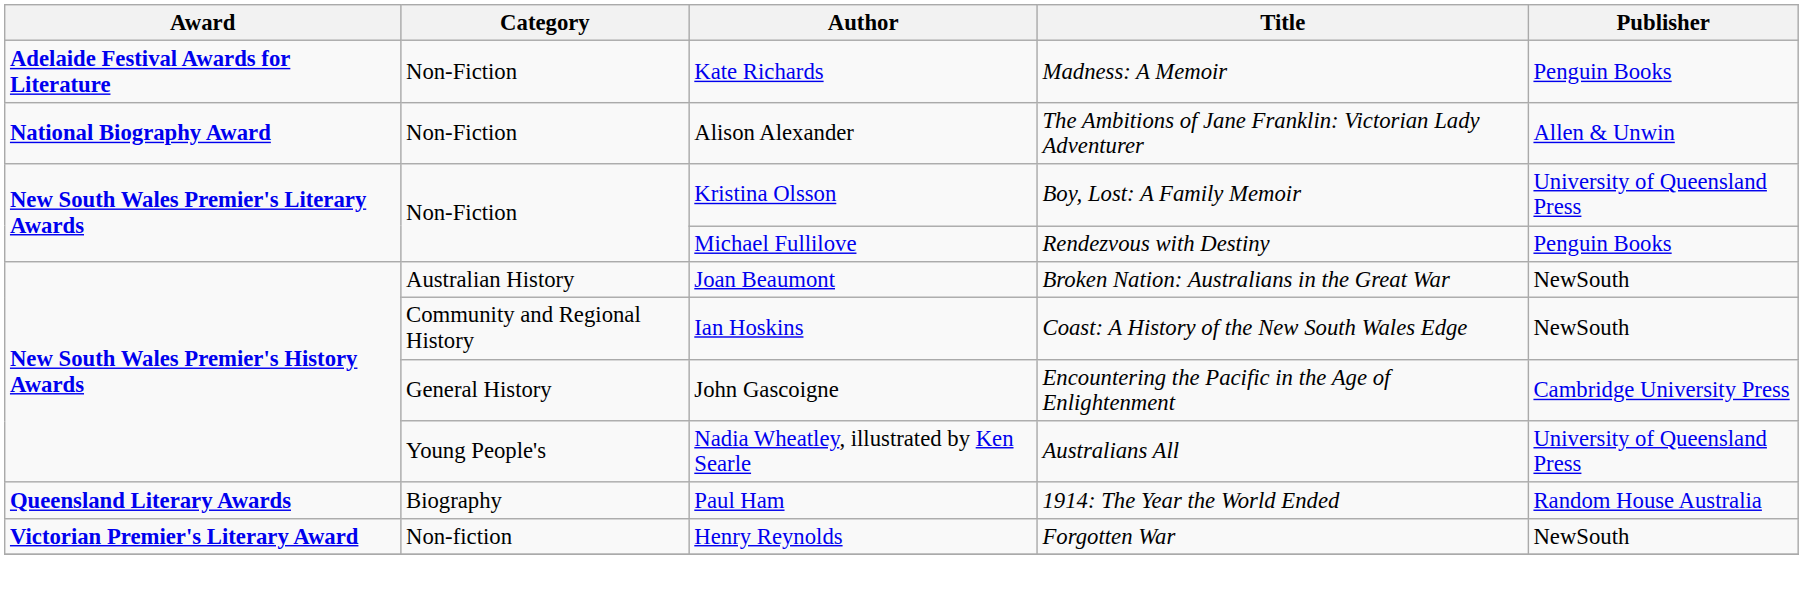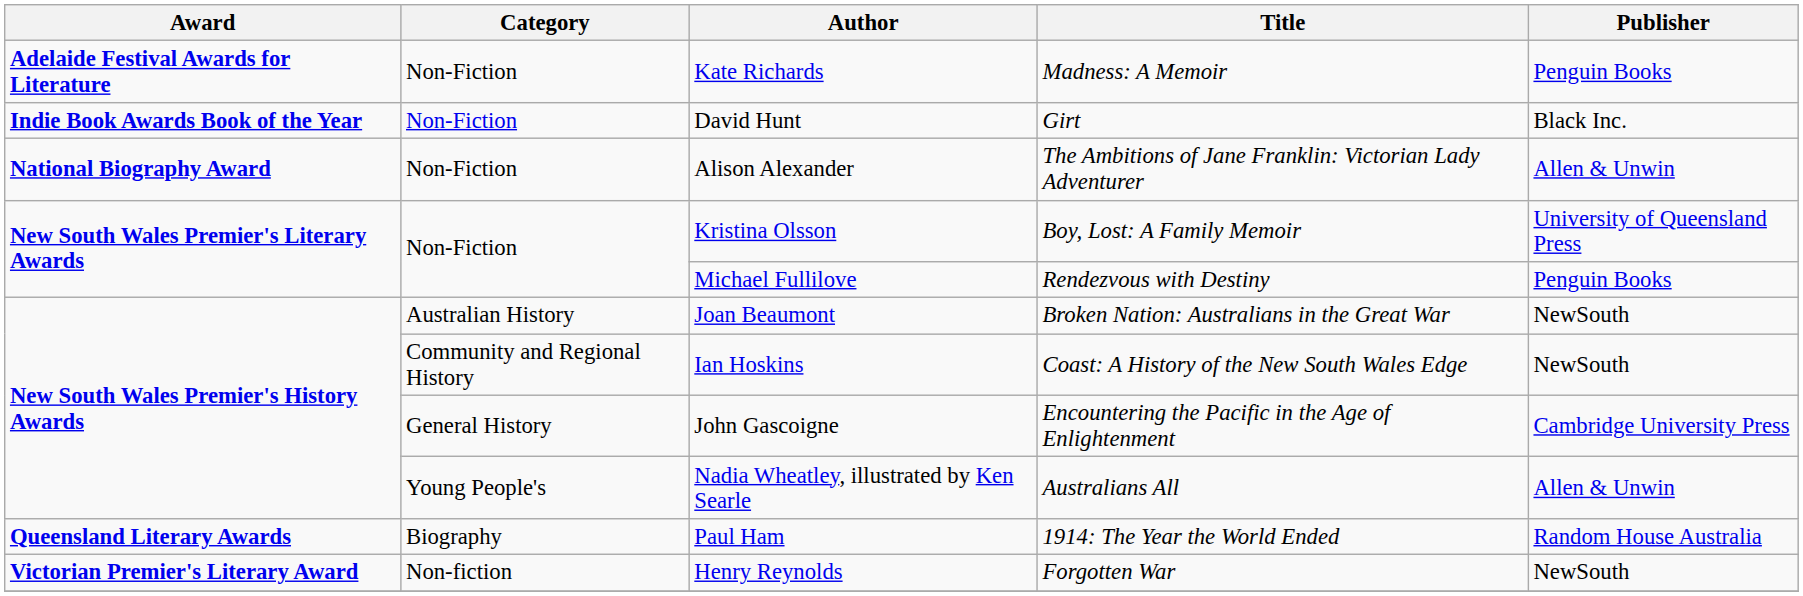+ row: (748, 120)
(1650, 451) University of Queensland Press -> (1604, 487) Allen & Unwin
